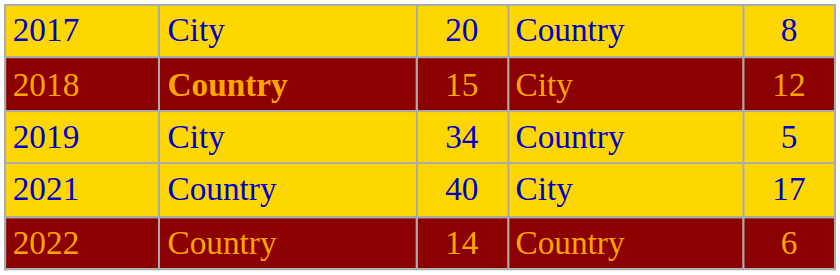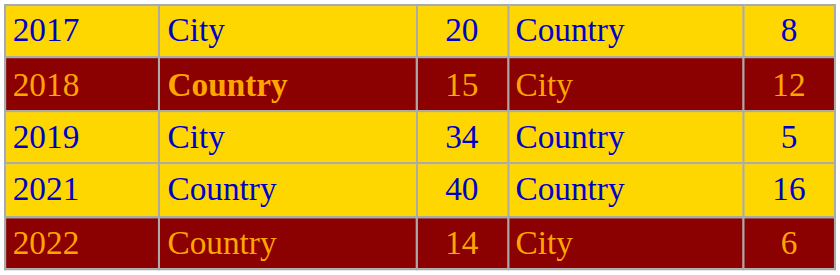(544, 189) City -> (570, 189) Country
(789, 189) 17 -> (789, 189) 16
(570, 242) Country -> (544, 242) City
